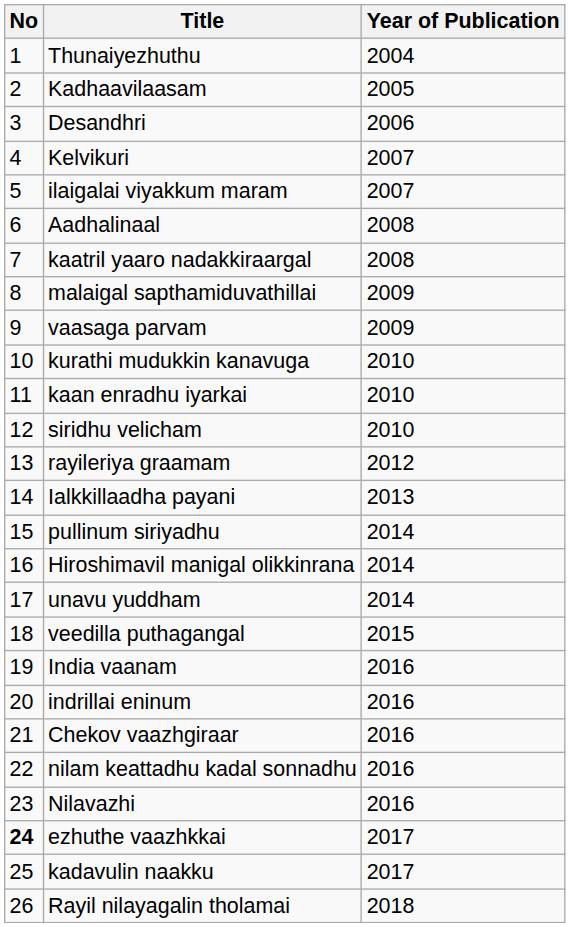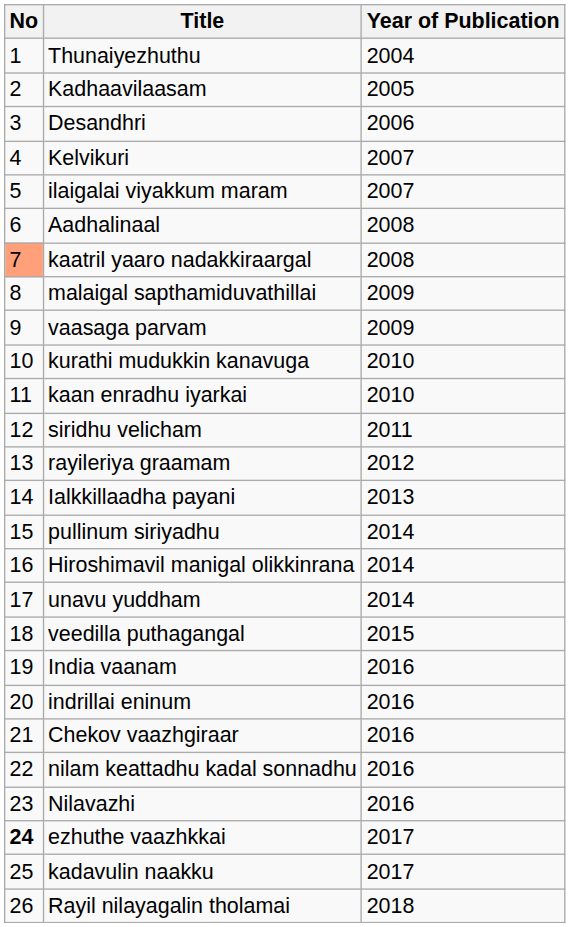(16, 259) no background -> (16, 259) lightsalmon background
(391, 429) 2010 -> (390, 429) 2011
